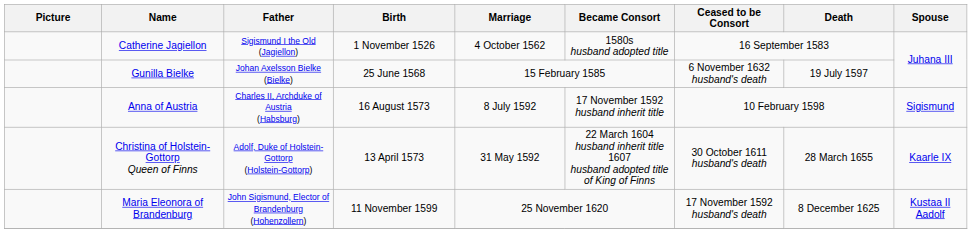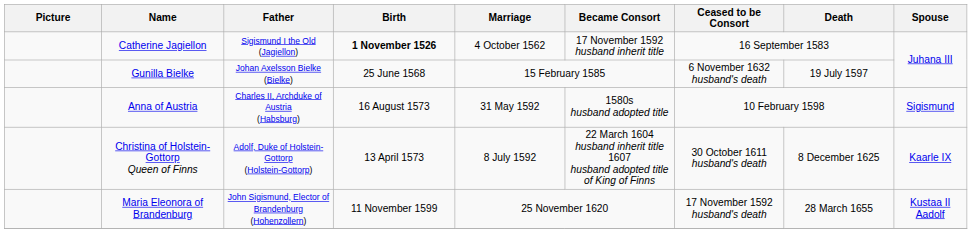(394, 46) normal -> (394, 46) bold
(620, 46) 1580s husband adopted title -> (620, 46) 17 November 1592 husband inherit title
(510, 107) 8 July 1592 -> (510, 107) 31 May 1592
(620, 107) 17 November 1592 husband inherit title -> (620, 107) 1580s husband adopted title
(510, 158) 31 May 1592 -> (510, 158) 8 July 1592
(839, 158) 28 March 1655 -> (839, 158) 8 December 1625
(839, 209) 8 December 1625 -> (839, 209) 28 March 1655
